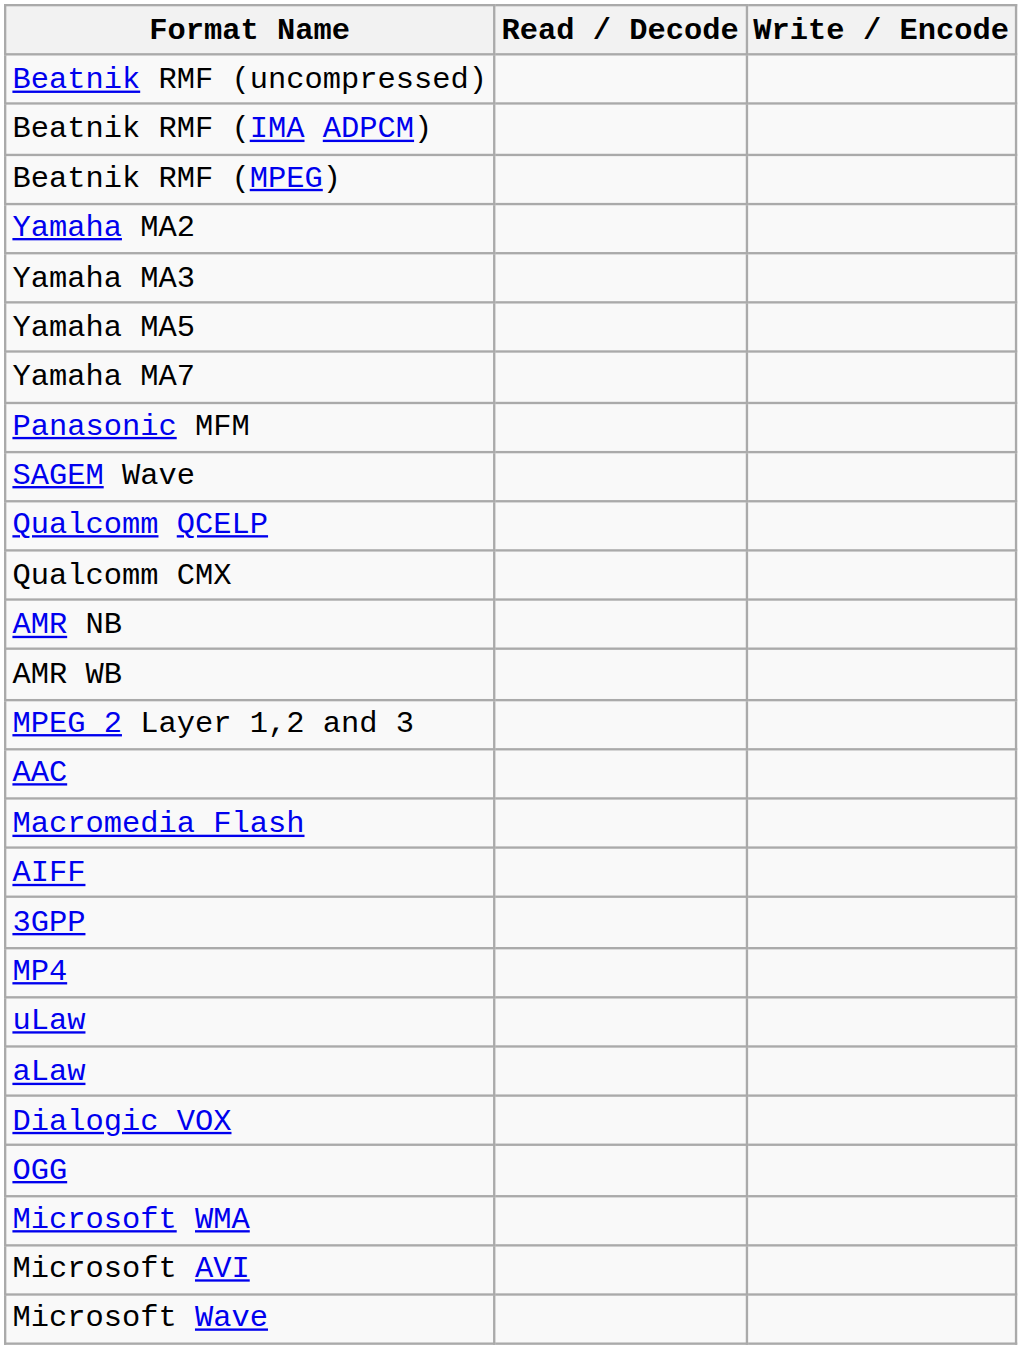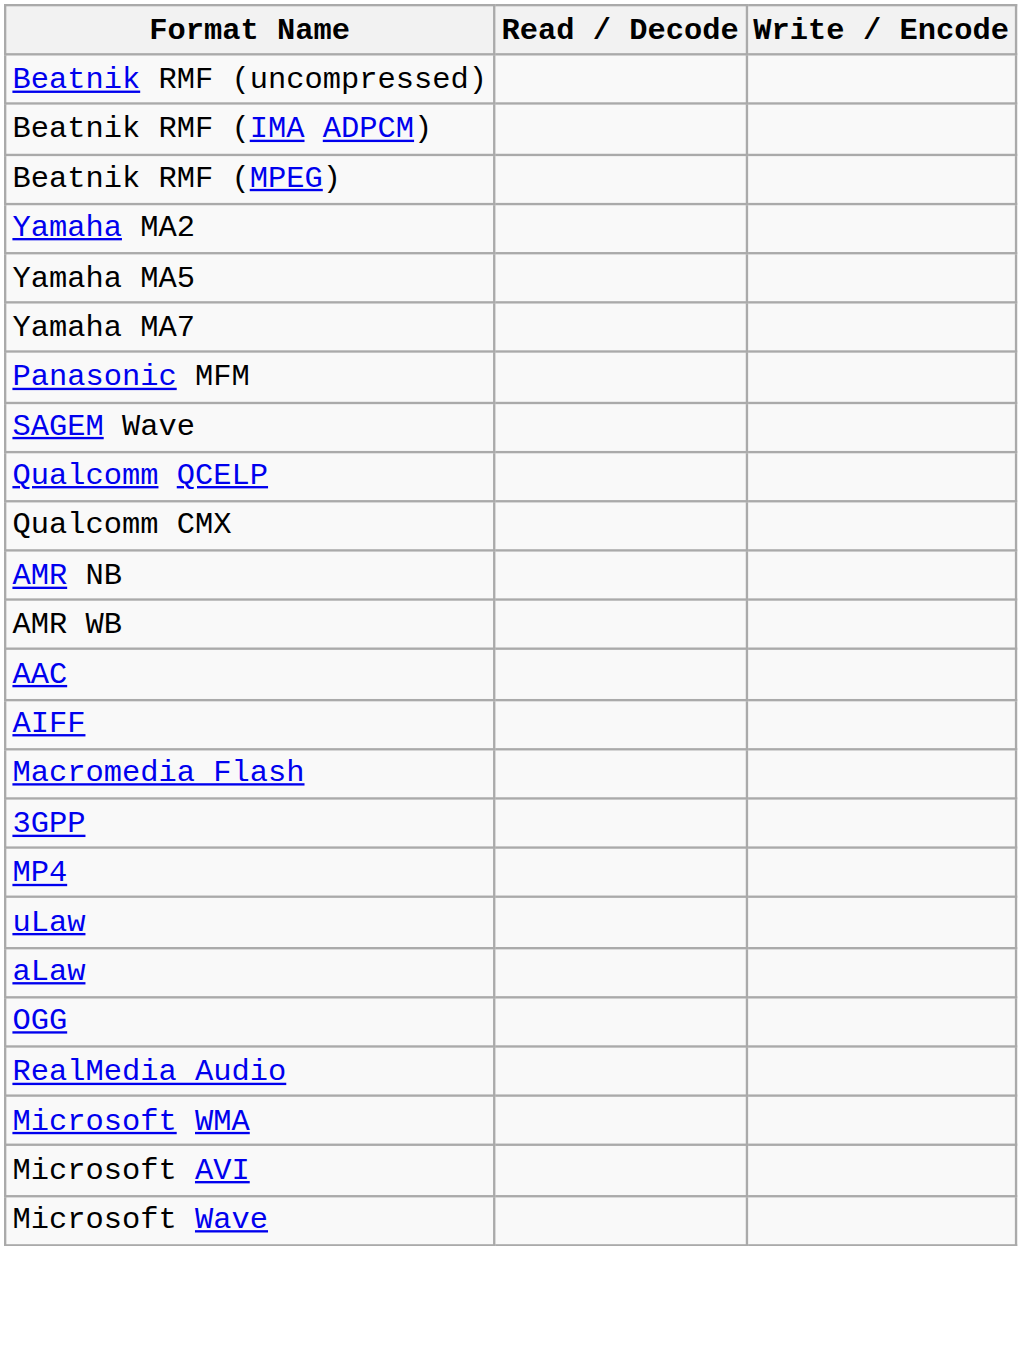- row: (104, 278)
- row: (213, 724)
rows swapped: (158, 823) <-> (49, 873)
- row: (122, 1121)
+ row: (149, 1071)
